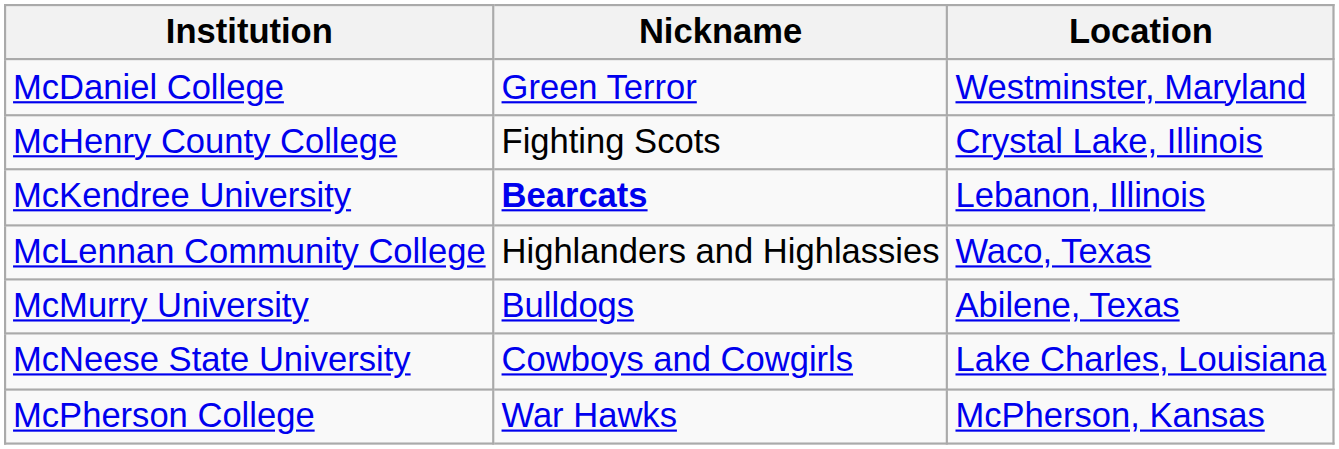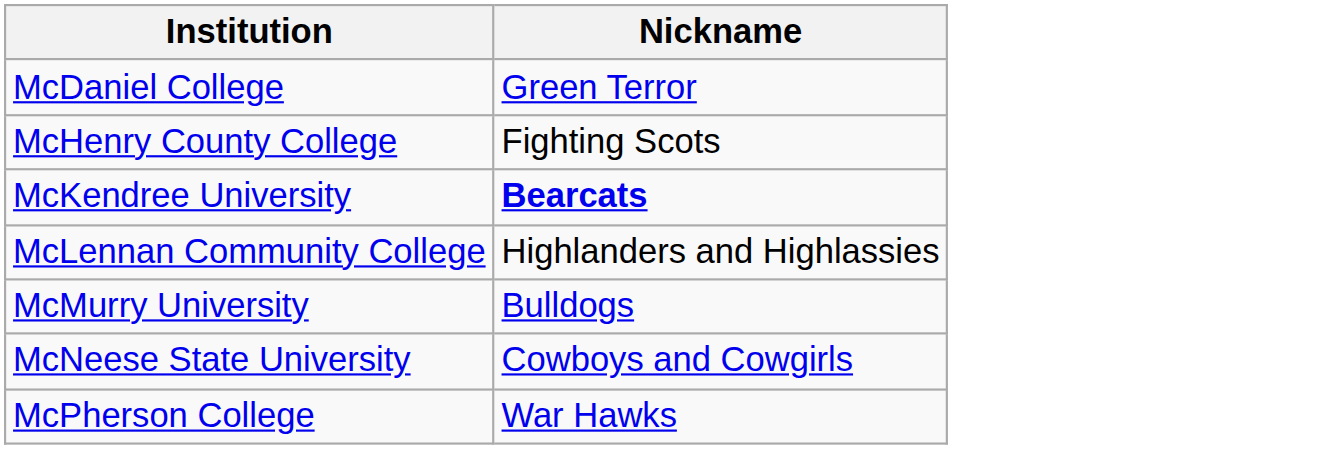- column: (1141, 31)
